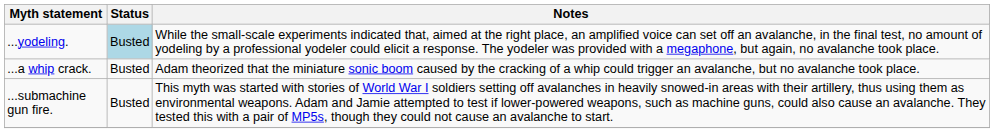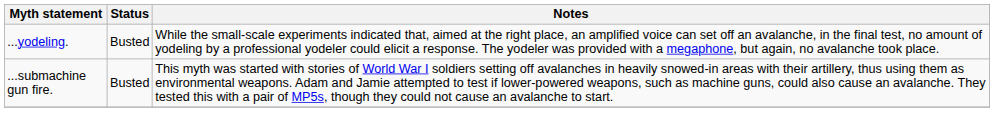(130, 41) lightblue background -> (130, 41) no background
- row: (49, 68)
